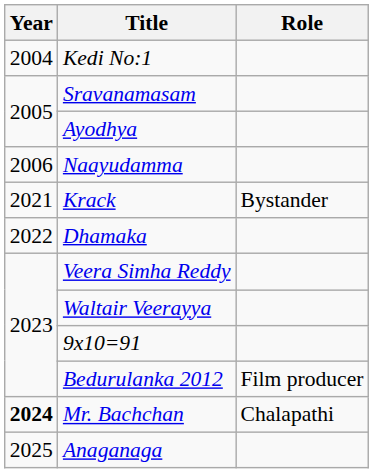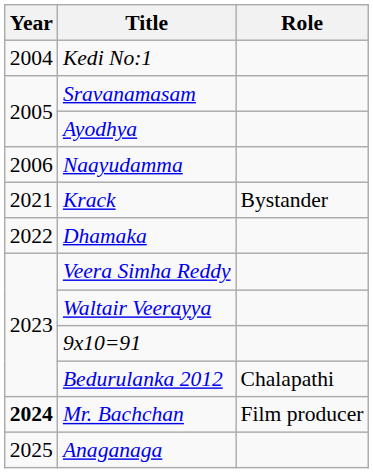(302, 378) Film producer -> (287, 378) Chalapathi
(287, 413) Chalapathi -> (302, 413) Film producer
